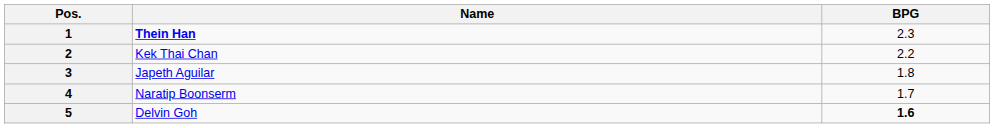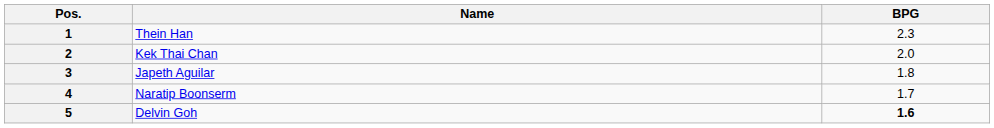(165, 34) bold -> (164, 34) normal
(906, 53) 2.2 -> (906, 53) 2.0
